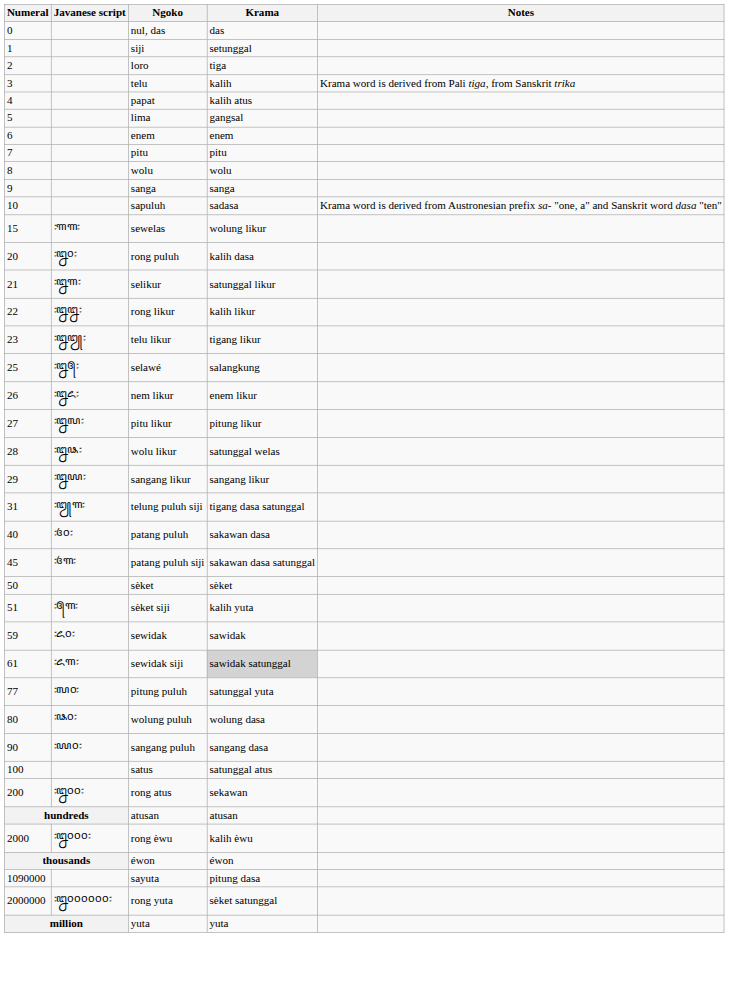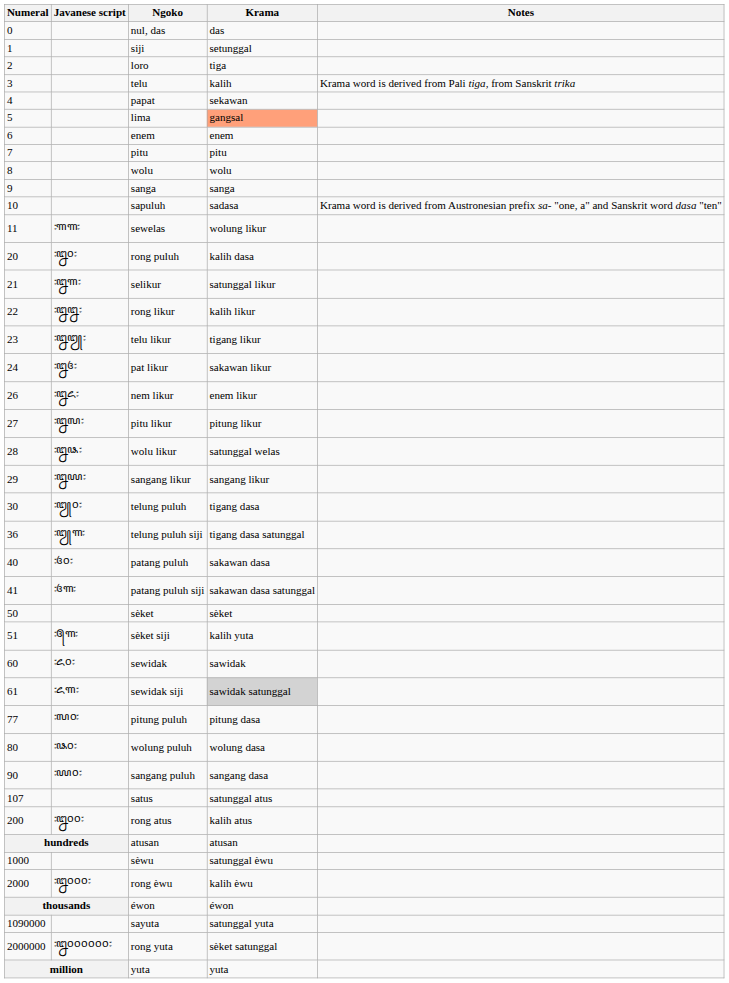(231, 100) kalih atus -> (229, 100) sekawan
(226, 118) no background -> (226, 118) lightsalmon background
(12, 228) 15 -> (12, 228) 11
+ row: (149, 367)
- row: (146, 367)
+ row: (159, 507)
(12, 507) 31 -> (12, 534) 36
(12, 562) 45 -> (12, 590) 41
(12, 636) 59 -> (12, 663) 60
(242, 691) satunggal yuta -> (235, 719) pitung dasa
(15, 770) 100 -> (15, 798) 107
(229, 792) sekawan -> (231, 820) kalih atus
+ row: (142, 860)
(235, 878) pitung dasa -> (242, 923) satunggal yuta
